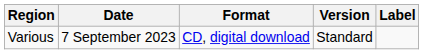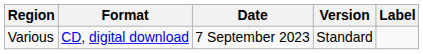columns swapped: (119, 15) <-> (246, 15)
